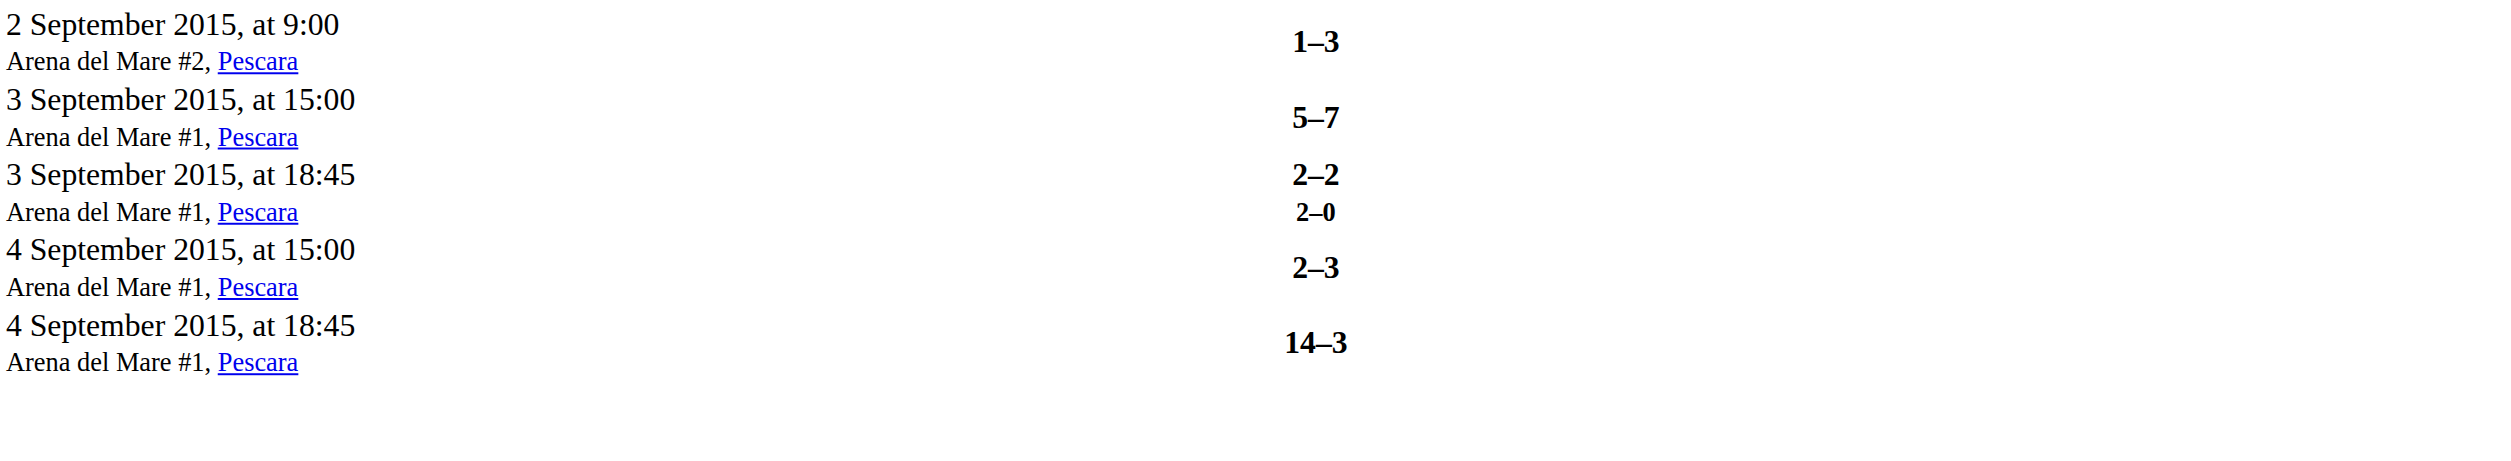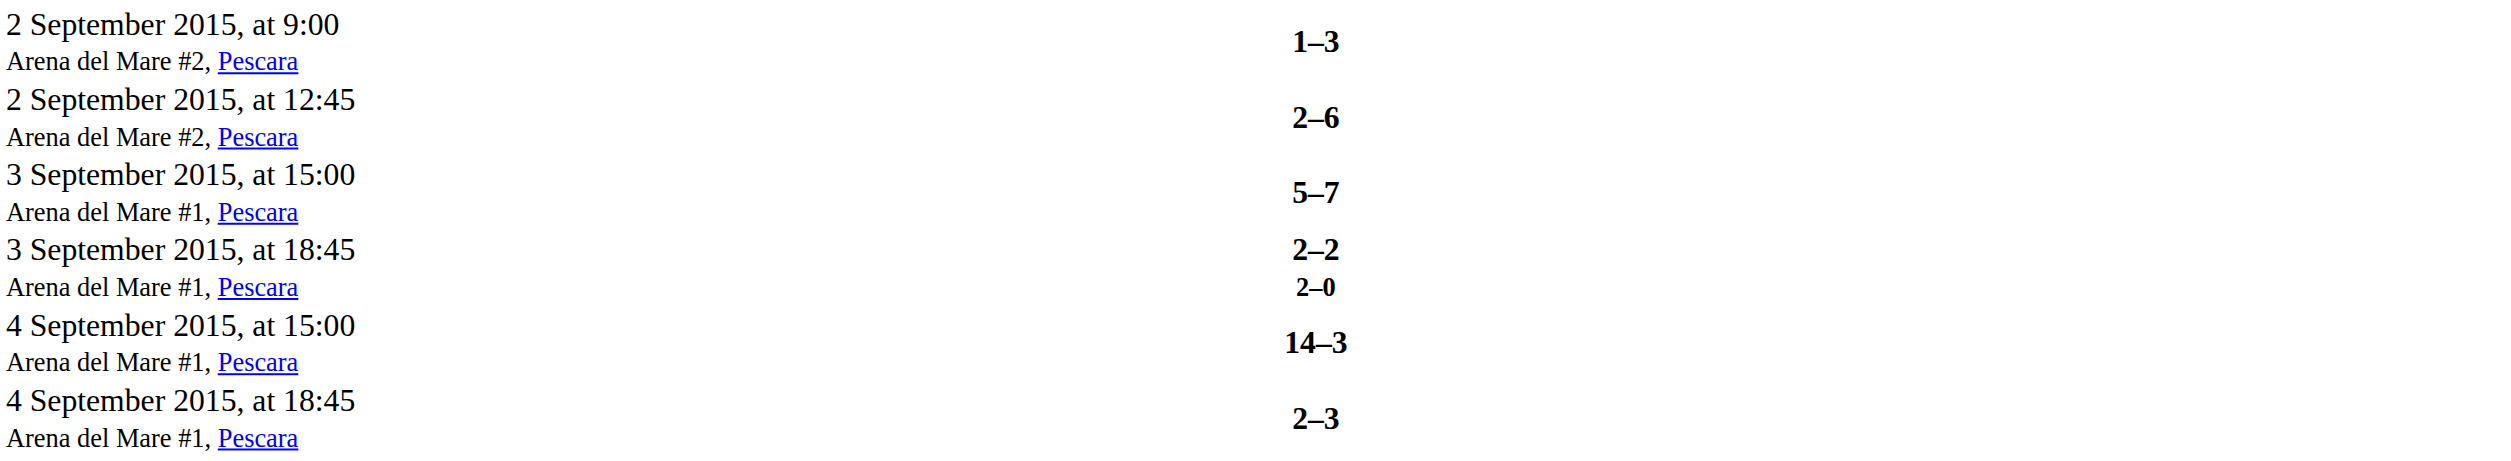+ row: (181, 117)
(1316, 267) 2–3 -> (1316, 343) 14–3
(1316, 343) 14–3 -> (1316, 418) 2–3
